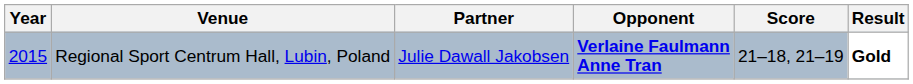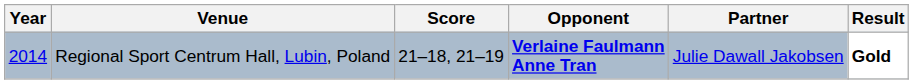columns swapped: (484, 19) <-> (791, 19)
(28, 56) 2015 -> (28, 56) 2014
